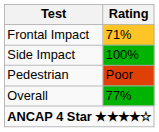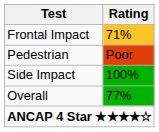rows swapped: (41, 55) <-> (38, 75)
